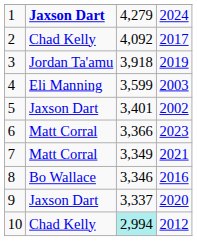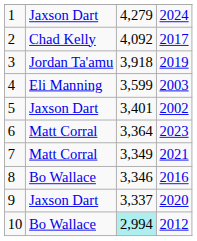(67, 16) bold -> (64, 16) normal
(136, 131) 3,366 -> (136, 131) 3,364
(62, 223) Chad Kelly -> (63, 223) Bo Wallace
